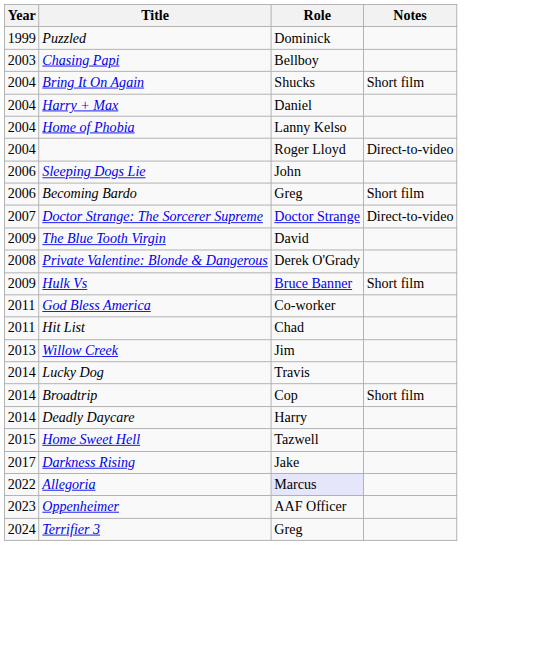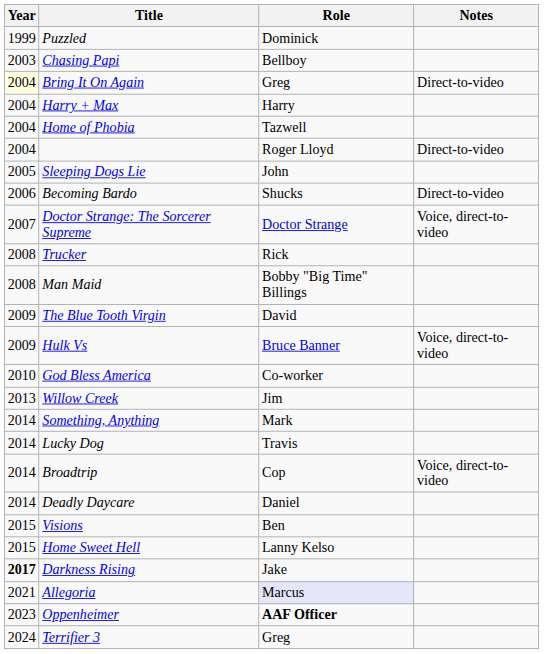(22, 82) no background -> (22, 82) lightyellow background
(295, 82) Shucks -> (276, 82) Greg
(395, 82) Short film -> (460, 82) Direct-to-video
(293, 104) Daniel -> (278, 104) Harry
(310, 127) Lanny Kelso -> (284, 127) Tazwell
(22, 171) 2006 -> (22, 171) 2005
(288, 194) Greg -> (282, 194) Shucks
(395, 194) Short film -> (460, 194) Direct-to-video
(410, 216) Direct-to-video -> (463, 224) Voice, direct-to-video
+ row: (64, 254)
+ row: (72, 285)
- row: (155, 261)
(395, 283) Short film -> (463, 345) Voice, direct-to-video
(22, 305) 2011 -> (22, 375) 2010
- row: (64, 328)
+ row: (101, 420)
(395, 395) Short film -> (463, 473) Voice, direct-to-video
(291, 417) Harry -> (281, 503) Daniel
+ row: (63, 525)
(297, 439) Tazwell -> (298, 547) Lanny Kelso
(22, 462) normal -> (22, 570) bold
(22, 484) 2022 -> (22, 592) 2021
(310, 506) normal -> (299, 614) bold
